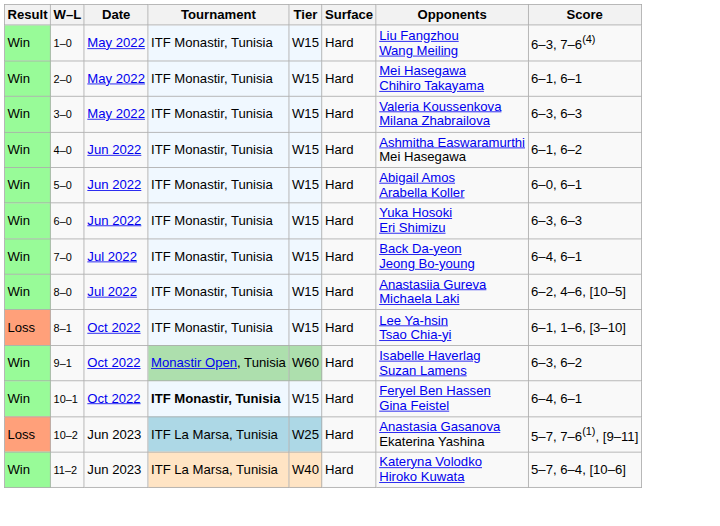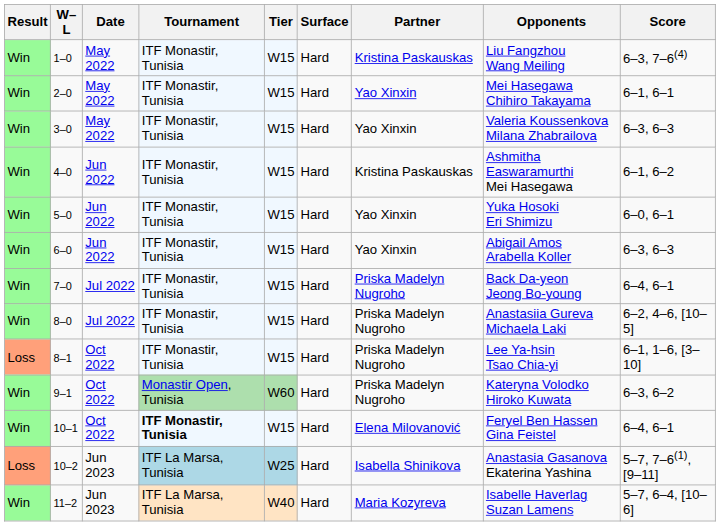+ column: (417, 22)
(422, 185) Abigail Amos Arabella Koller -> (522, 214) Yuka Hosoki Eri Shimizu
(416, 220) Yuka Hosoki Eri Shimizu -> (529, 250) Abigail Amos Arabella Koller
(430, 363) Isabelle Haverlag Suzan Lamens -> (537, 392) Kateryna Volodko Hiroko Kuwata
(431, 469) Kateryna Volodko Hiroko Kuwata -> (537, 502) Isabelle Haverlag Suzan Lamens
